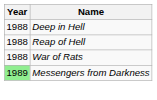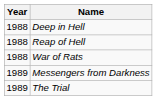(17, 73) lightgreen background -> (17, 73) no background
+ row: (51, 88)
